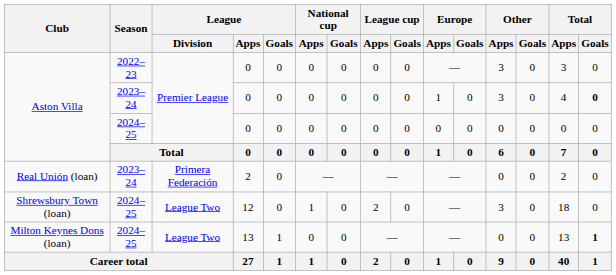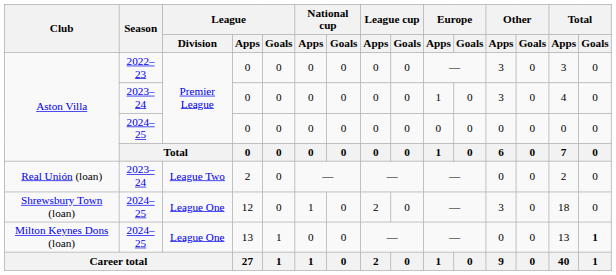(595, 98) bold -> (595, 98) normal
(193, 176) Primera Federación -> (197, 176) League Two
(193, 207) League Two -> (197, 207) League One
(193, 237) League Two -> (197, 237) League One
